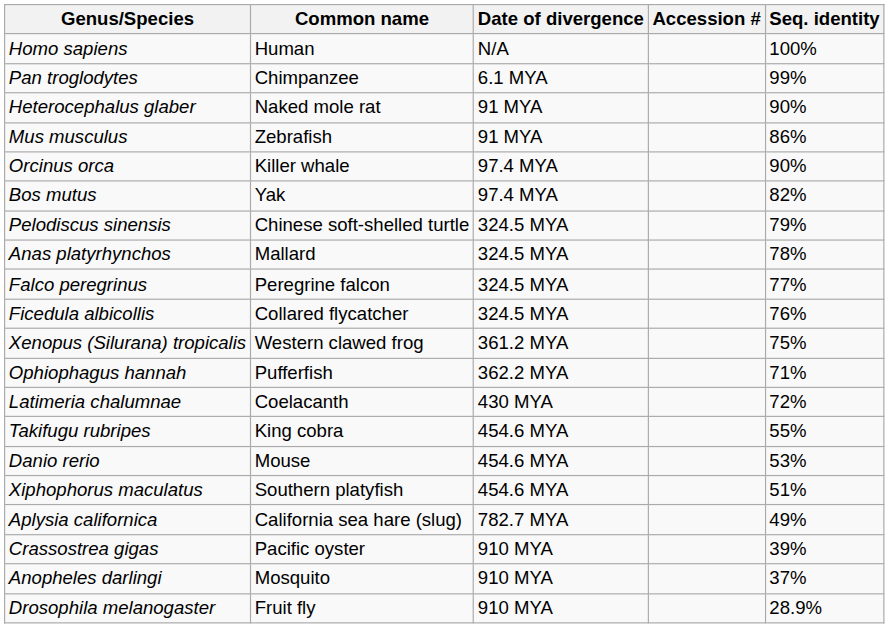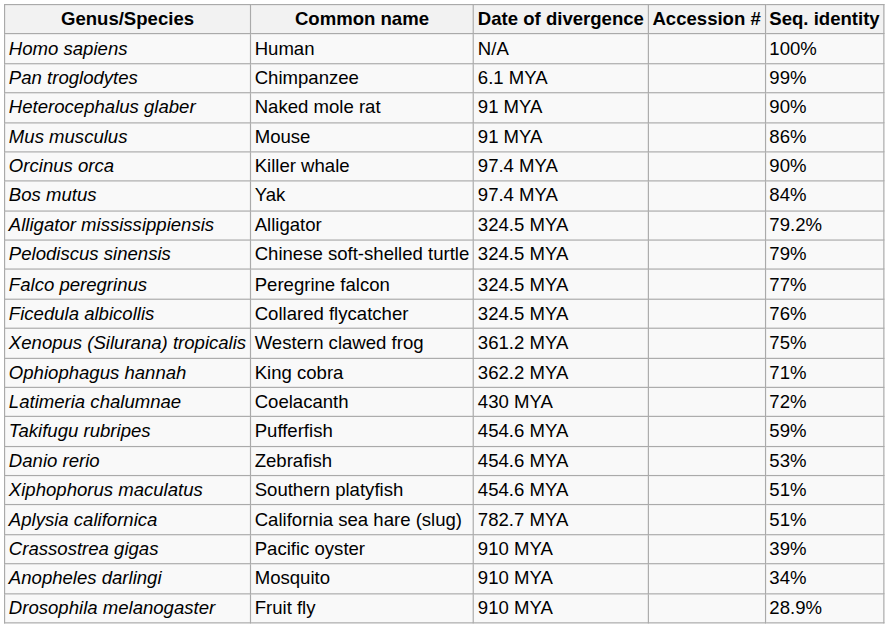(293, 136) Zebrafish -> (283, 136) Mouse
(788, 195) 82% -> (788, 195) 84%
+ row: (111, 225)
- row: (90, 254)
(294, 372) Pufferfish -> (299, 372) King cobra
(299, 431) King cobra -> (294, 431) Pufferfish
(788, 431) 55% -> (788, 431) 59%
(283, 460) Mouse -> (293, 460) Zebrafish
(788, 519) 49% -> (788, 519) 51%
(788, 578) 37% -> (788, 578) 34%
